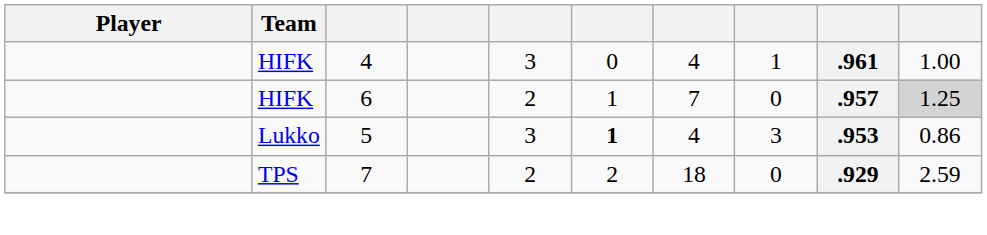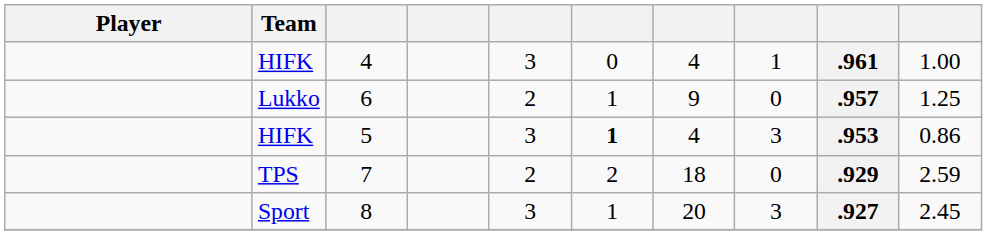(286, 98) HIFK -> (289, 98) Lukko
(694, 98) 7 -> (694, 98) 9
(940, 98) lightgrey background -> (940, 98) no background
(289, 135) Lukko -> (286, 135) HIFK
+ row: (366, 211)
